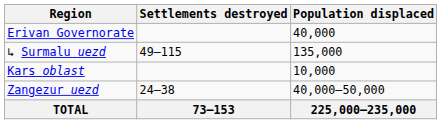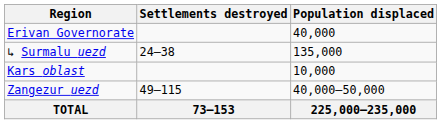(161, 52) 49–115 -> (157, 52) 24–38
(157, 90) 24–38 -> (161, 90) 49–115
